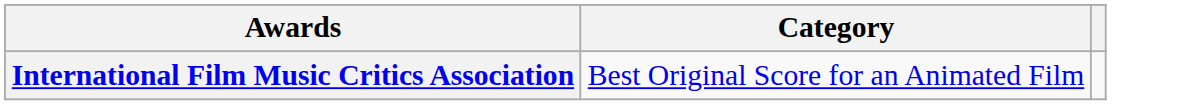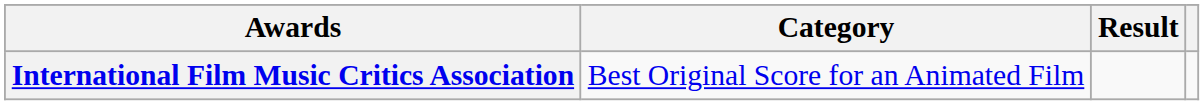+ column: (1138, 27)
